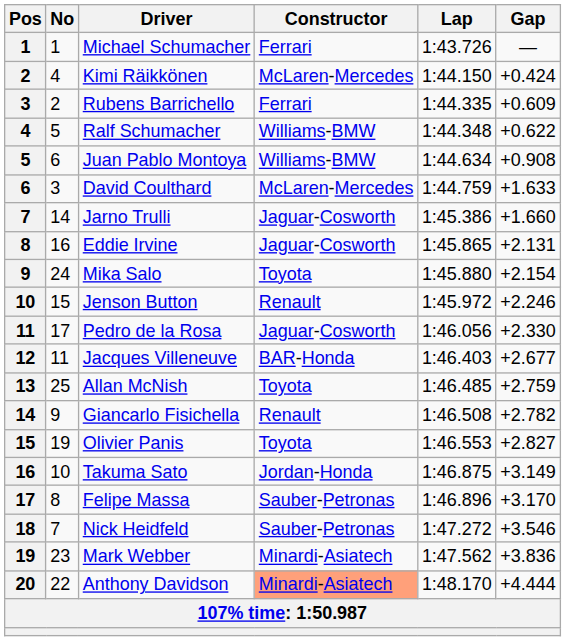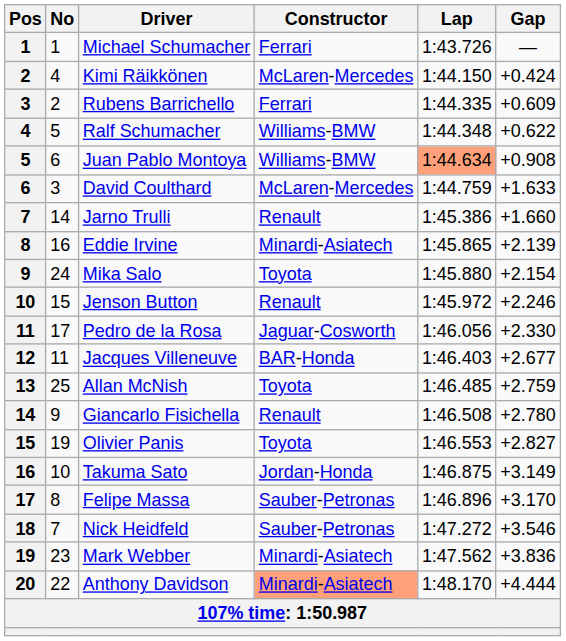(457, 160) no background -> (457, 160) lightsalmon background
(327, 216) Jaguar-Cosworth -> (290, 216) Renault
(327, 245) Jaguar-Cosworth -> (326, 245) Minardi-Asiatech
(528, 245) +2.131 -> (528, 245) +2.139
(528, 415) +2.782 -> (528, 415) +2.780
